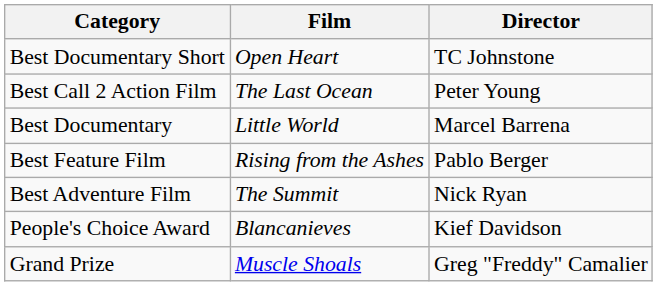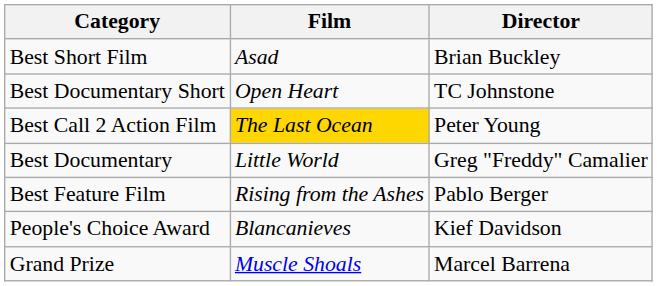+ row: (79, 56)
(304, 90) no background -> (304, 125) gold background
(502, 125) Marcel Barrena -> (541, 159) Greg "Freddy" Camalier
- row: (100, 194)
(541, 263) Greg "Freddy" Camalier -> (502, 263) Marcel Barrena
